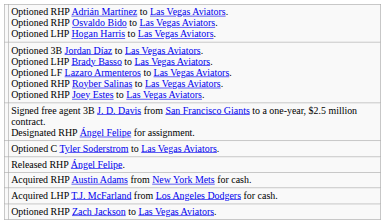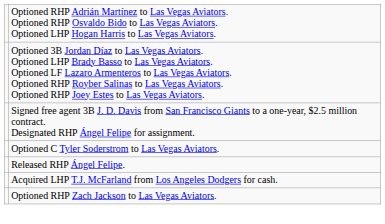- row: (131, 180)
